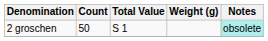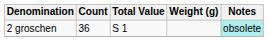(84, 28) 50 -> (84, 28) 36
